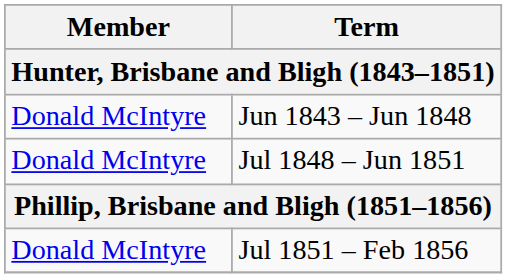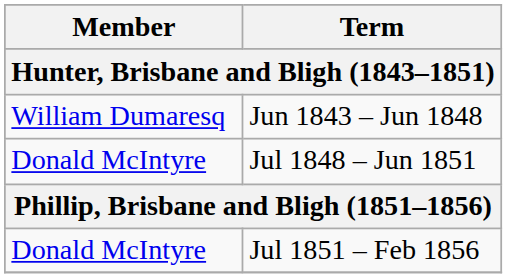(109, 116) Donald McIntyre -> (118, 116) William Dumaresq
